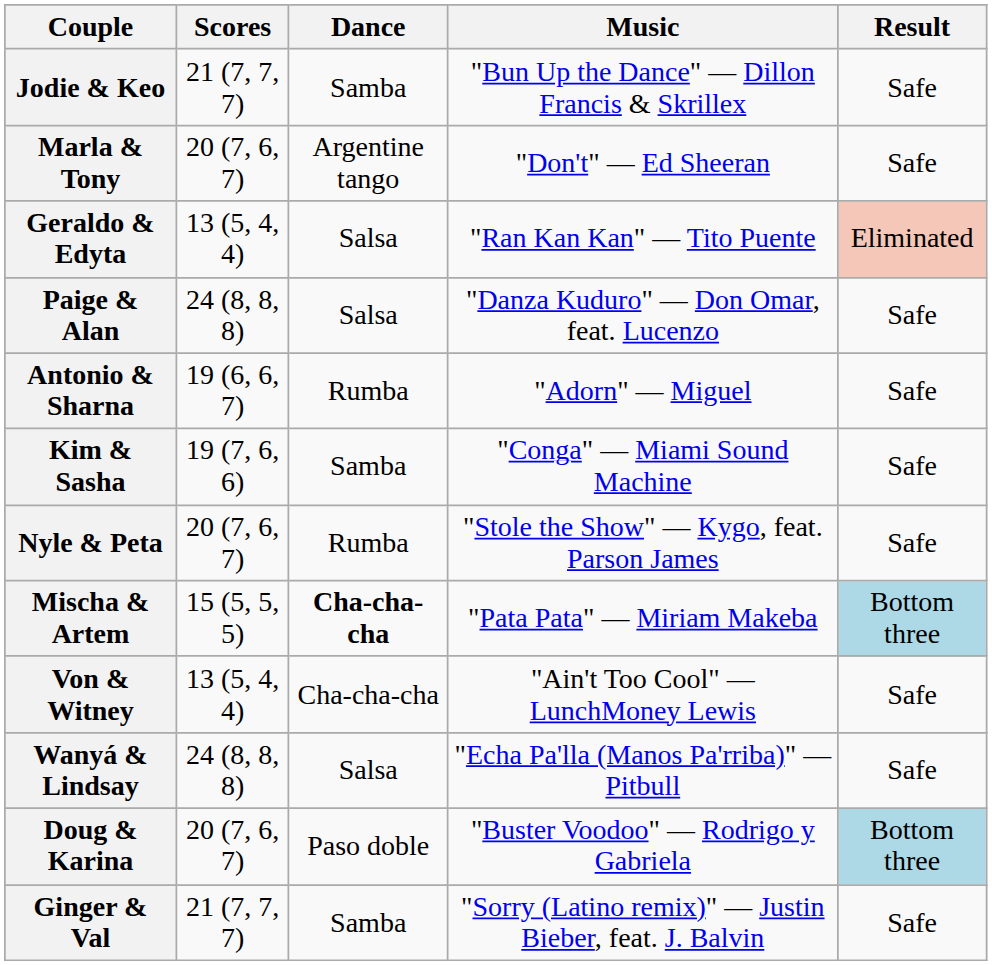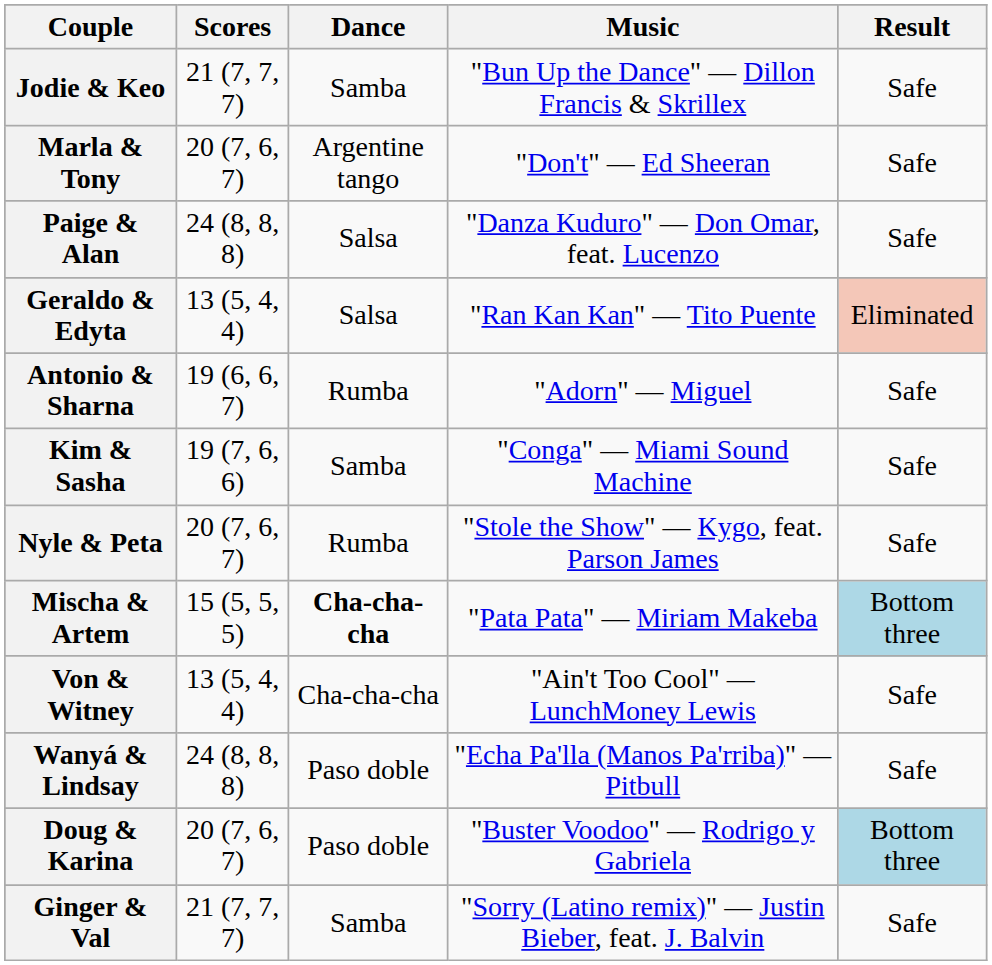rows swapped: (91, 238) <-> (90, 314)
(368, 770) Salsa -> (368, 770) Paso doble
